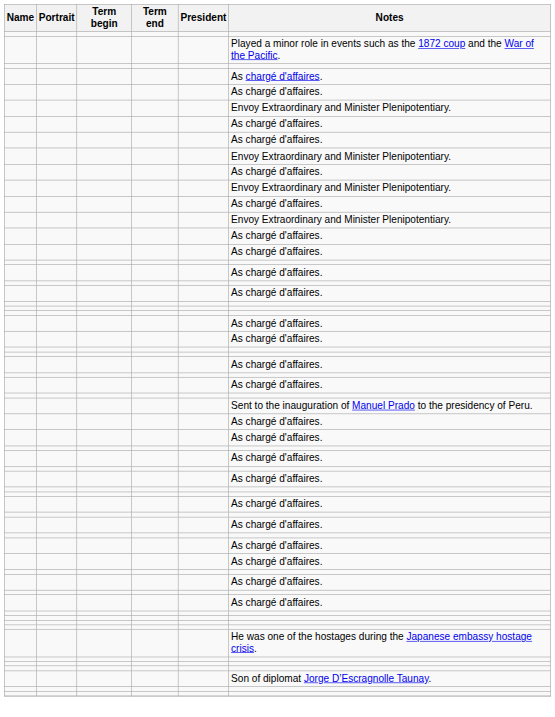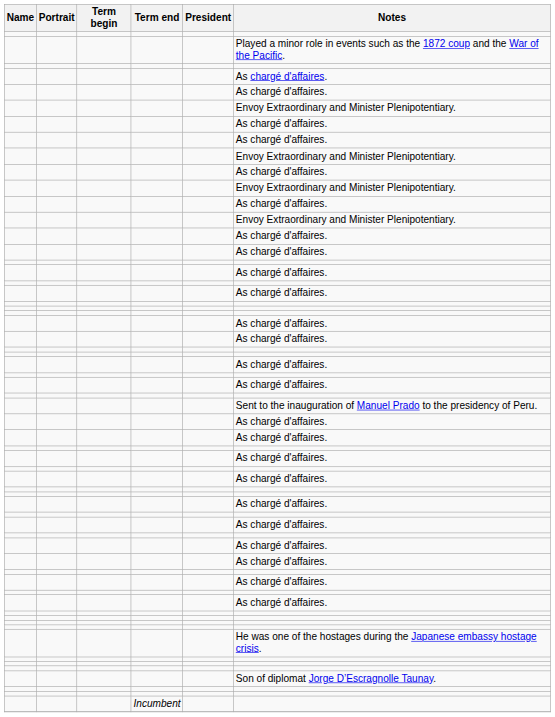+ row: (20, 704)
